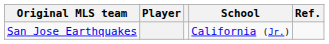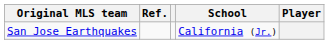columns swapped: (162, 13) <-> (308, 13)
